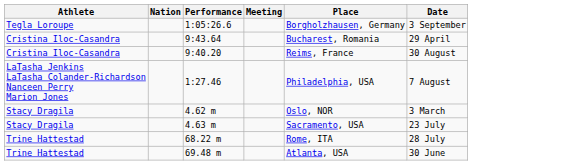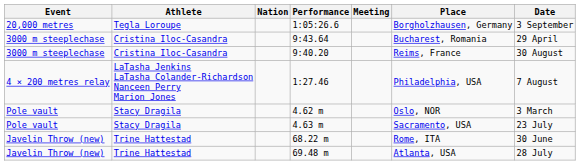+ column: (58, 11)
(427, 139) 28 July -> (535, 139) 30 June
(427, 153) 30 June -> (535, 153) 28 July
